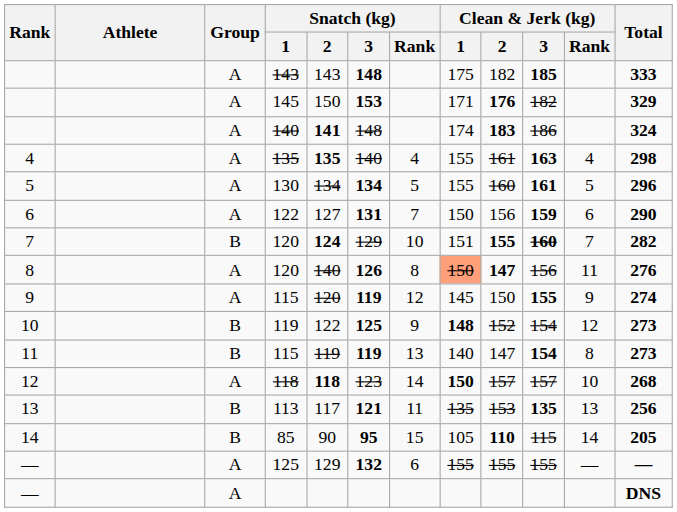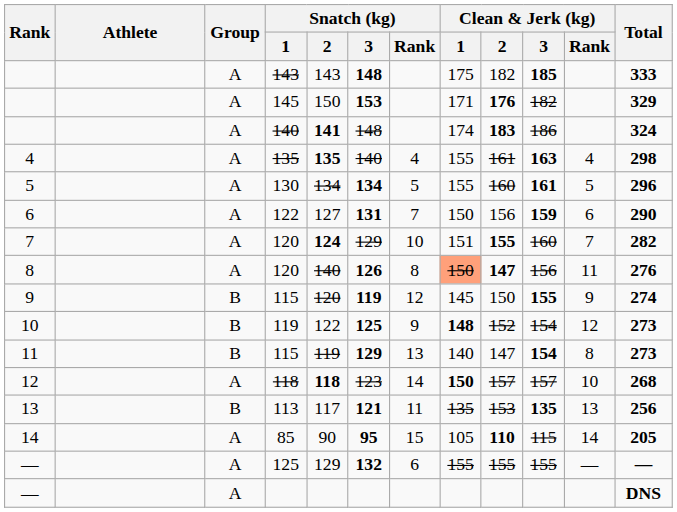(235, 241) B -> (235, 241) A
(544, 241) bold -> (544, 241) normal
(235, 297) A -> (235, 297) B
(369, 353) 119 -> (369, 353) 129
(235, 437) B -> (235, 437) A
